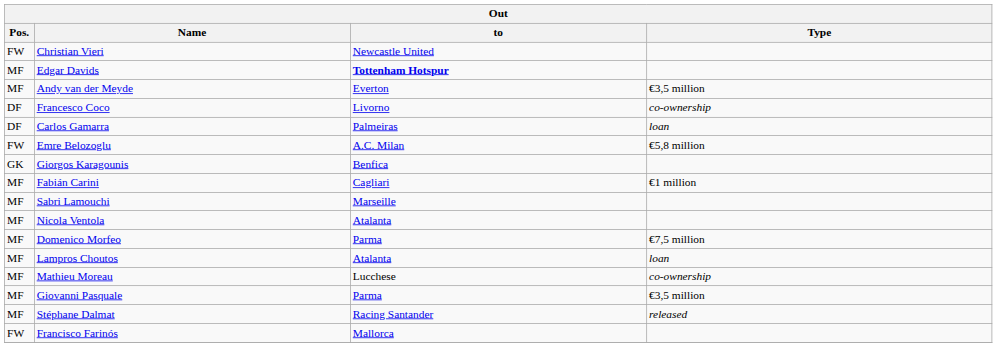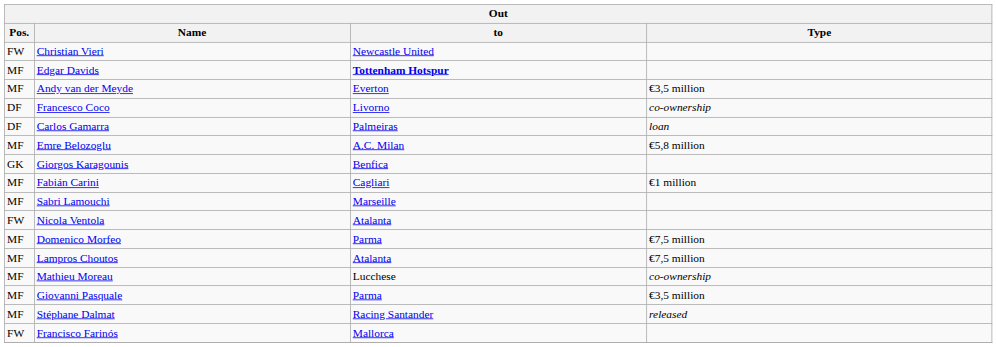(16, 145) FW -> (15, 145) MF
(15, 220) MF -> (16, 220) FW
(659, 258) loan -> (677, 258) €7,5 million
